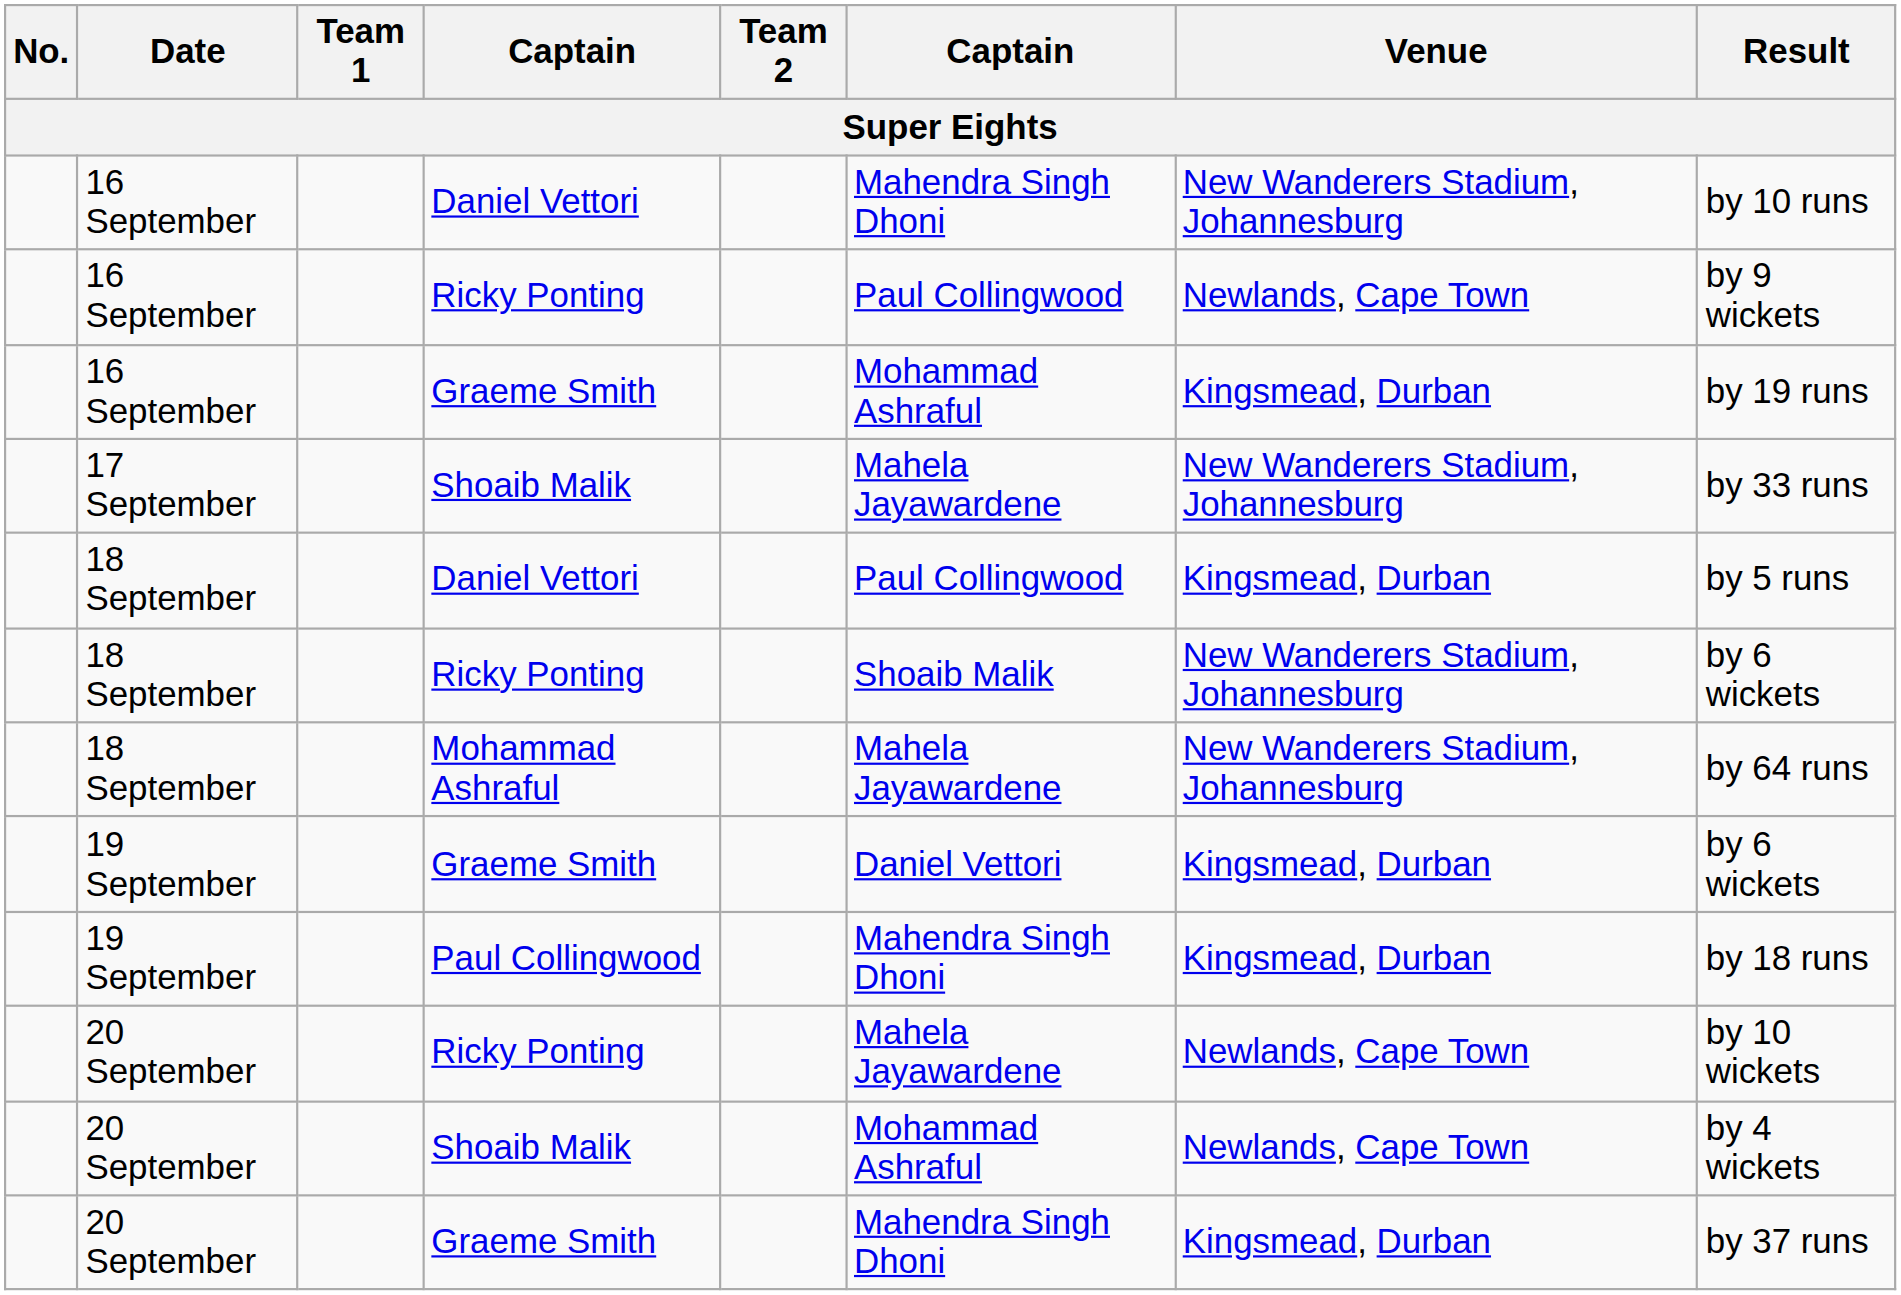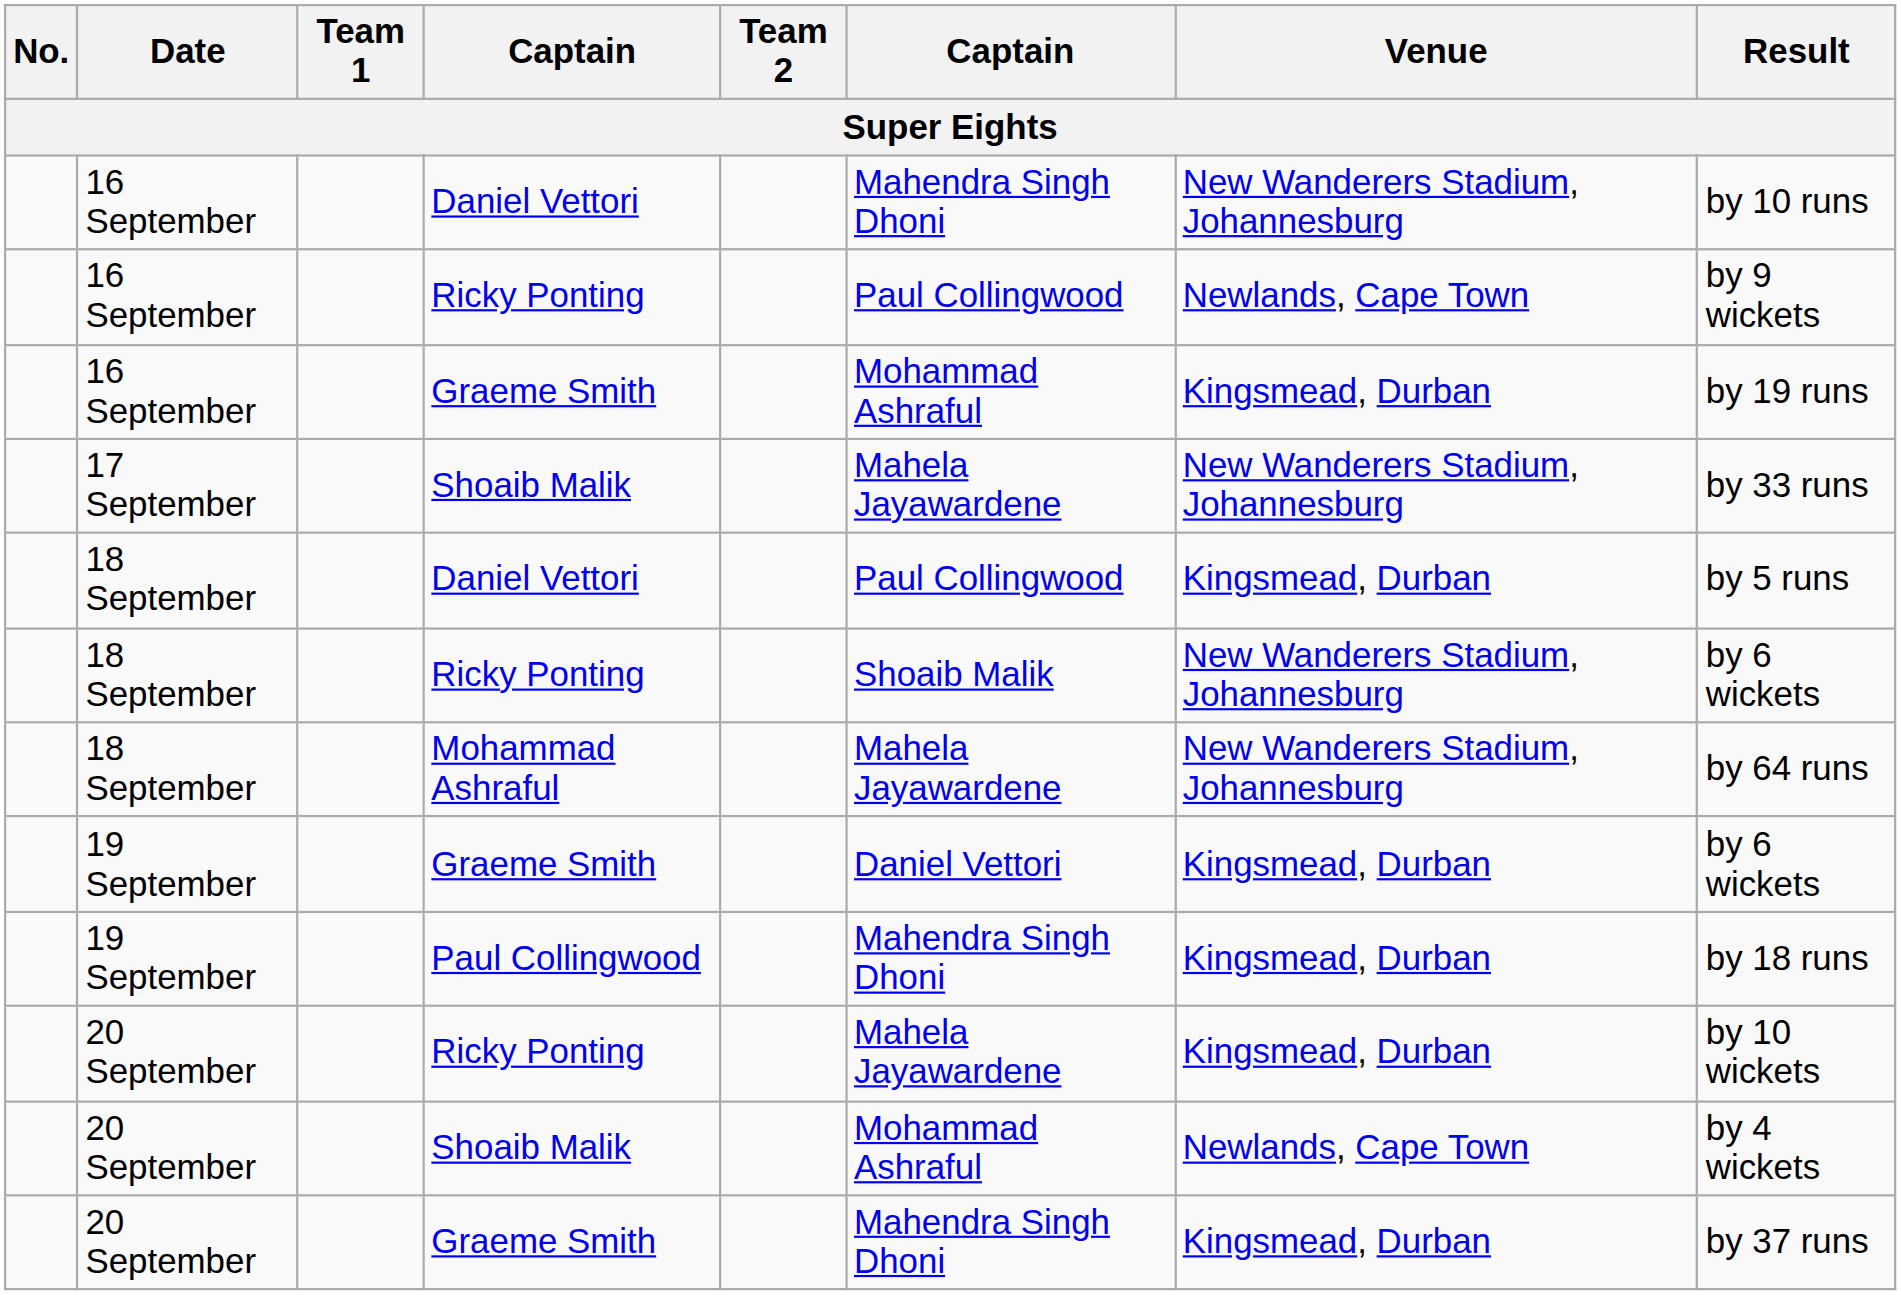(1356, 1052) Newlands, Cape Town -> (1337, 1052) Kingsmead, Durban
